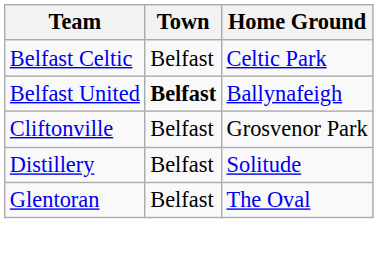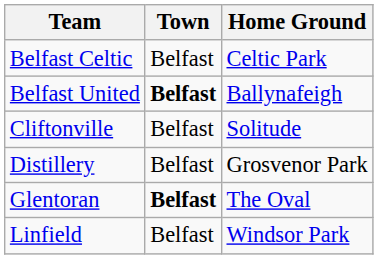(297, 128) Grosvenor Park -> (264, 128) Solitude
(264, 164) Solitude -> (297, 164) Grosvenor Park
(182, 199) normal -> (183, 199) bold
+ row: (46, 235)
